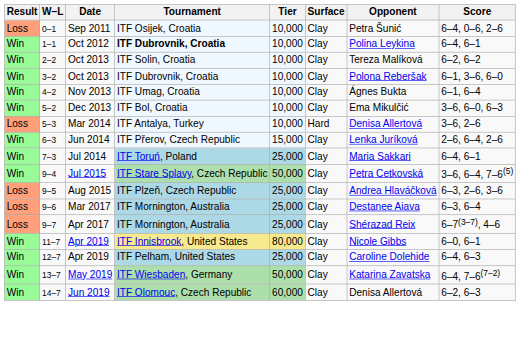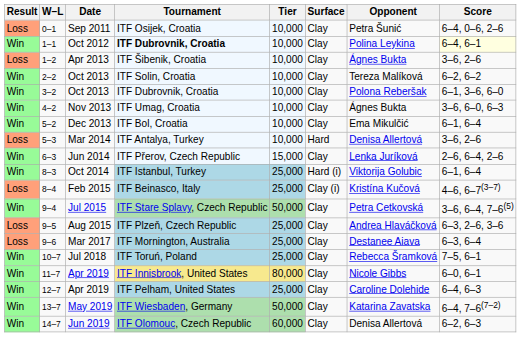(461, 44) no background -> (461, 44) lightyellow background
+ row: (49, 61)
(461, 92) 6–1, 6–4 -> (473, 108) 3–6, 6–0, 6–3
(472, 108) 3–6, 6–0, 6–3 -> (461, 124) 6–1, 6–4
- row: (49, 156)
+ row: (49, 172)
+ row: (49, 190)
- row: (49, 225)
+ row: (51, 258)
